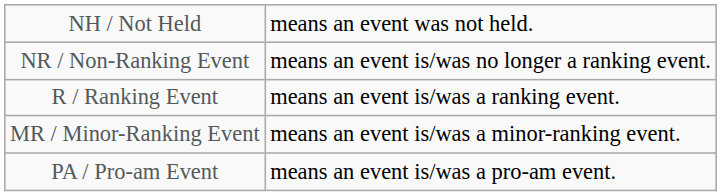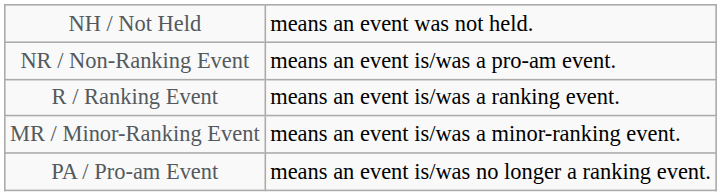(491, 60) means an event is/was no longer a ranking event. -> (443, 60) means an event is/was a pro-am event.
(443, 171) means an event is/was a pro-am event. -> (491, 171) means an event is/was no longer a ranking event.
